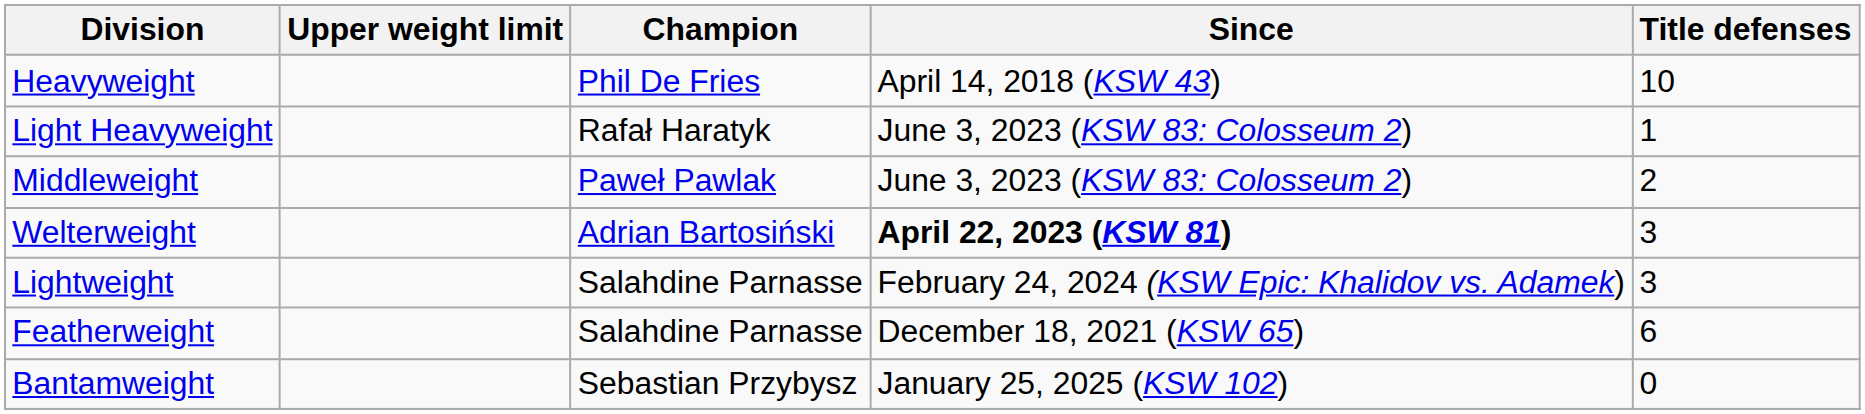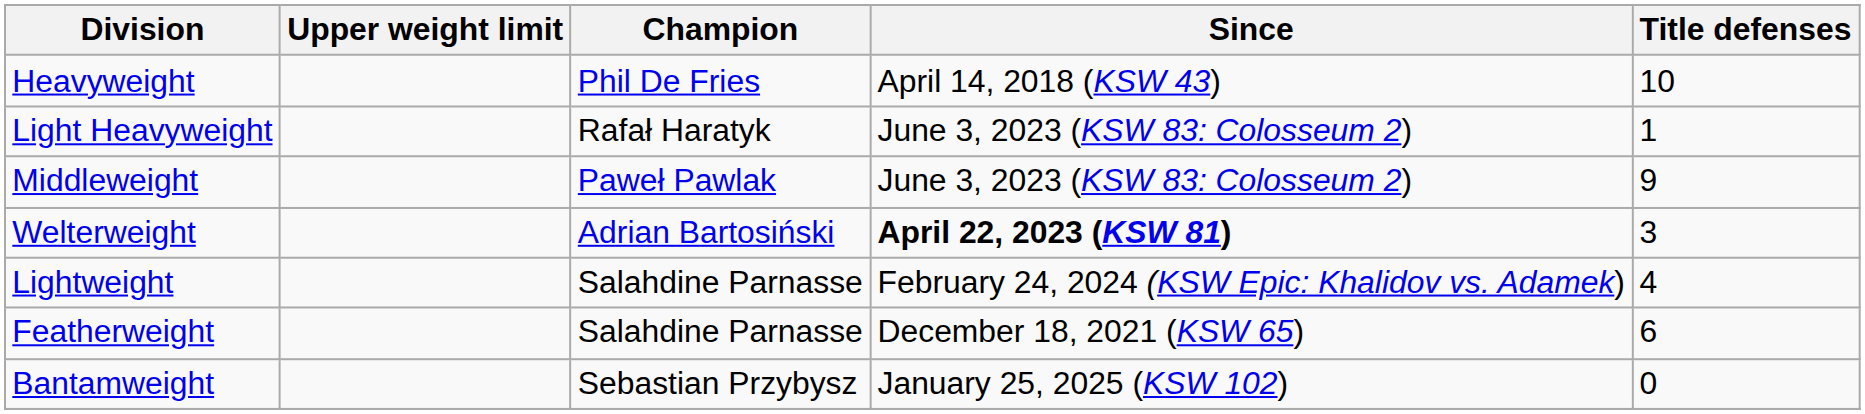(1648, 181) 2 -> (1648, 181) 9
(1648, 282) 3 -> (1648, 282) 4
